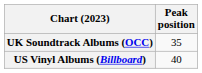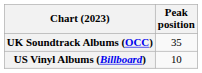(176, 59) 40 -> (176, 59) 10
